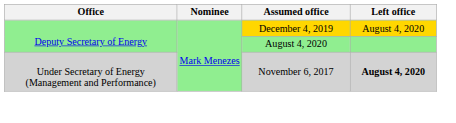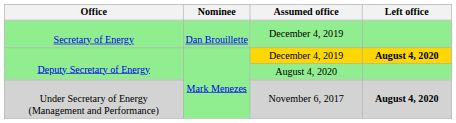+ row: (94, 39)
(393, 28) normal -> (407, 55) bold
